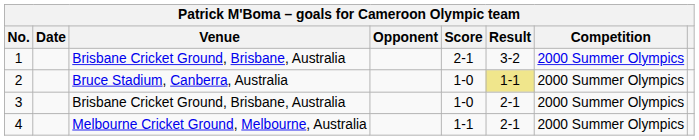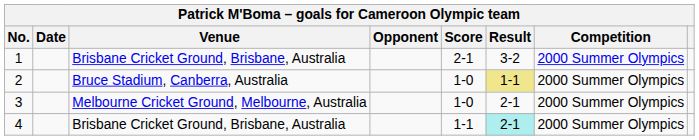(209, 102) Brisbane Cricket Ground, Brisbane, Australia -> (220, 102) Melbourne Cricket Ground, Melbourne, Australia
(220, 124) Melbourne Cricket Ground, Melbourne, Australia -> (209, 124) Brisbane Cricket Ground, Brisbane, Australia
(510, 124) no background -> (510, 124) paleturquoise background
